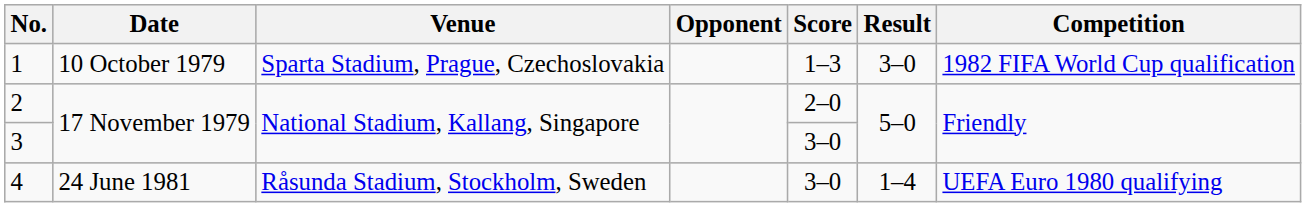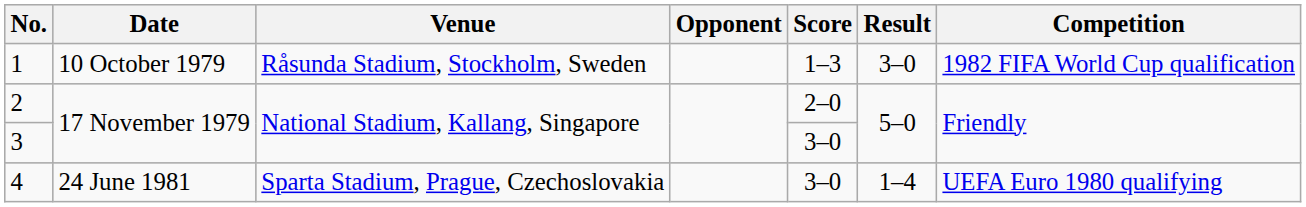(463, 63) Sparta Stadium, Prague, Czechoslovakia -> (454, 63) Råsunda Stadium, Stockholm, Sweden
(454, 181) Råsunda Stadium, Stockholm, Sweden -> (463, 181) Sparta Stadium, Prague, Czechoslovakia
